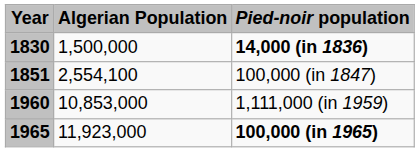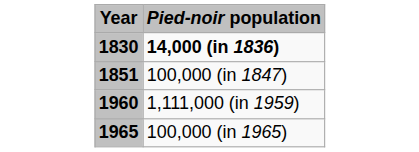- column: (143, 18)
(307, 132) bold -> (217, 132) normal
